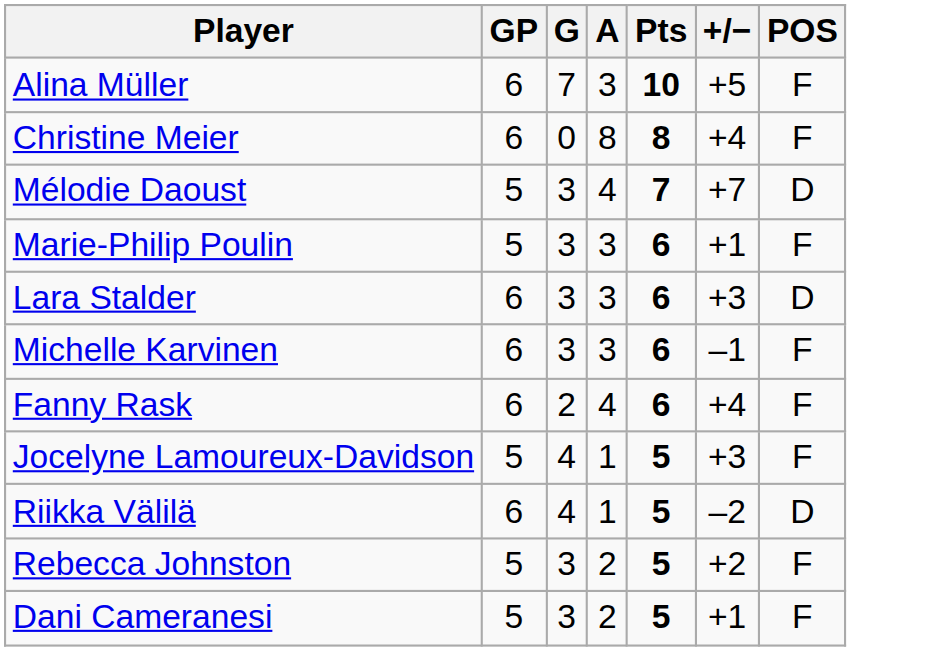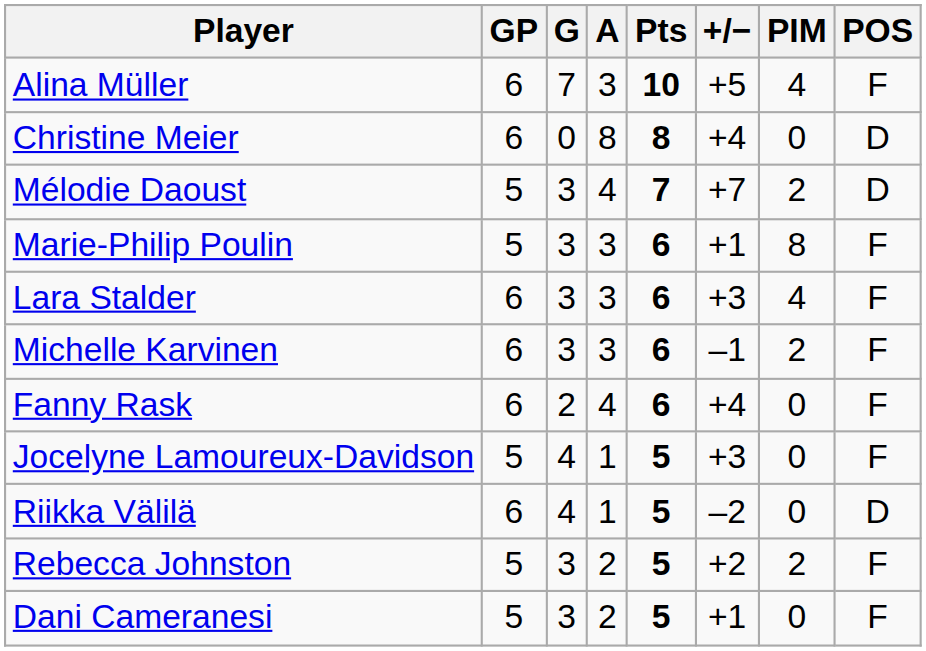+ column: (797, 31)
(802, 137) F -> (878, 137) D
(802, 297) D -> (878, 297) F
